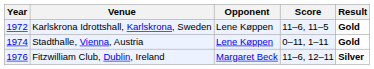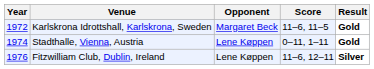(245, 27) Lene Køppen -> (247, 27) Margaret Beck
(247, 57) Margaret Beck -> (245, 57) Lene Køppen
